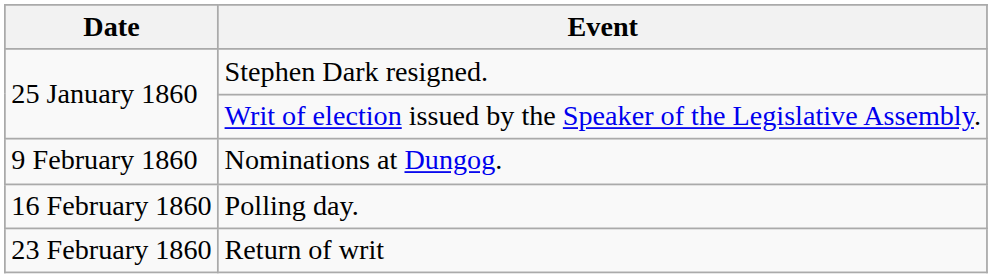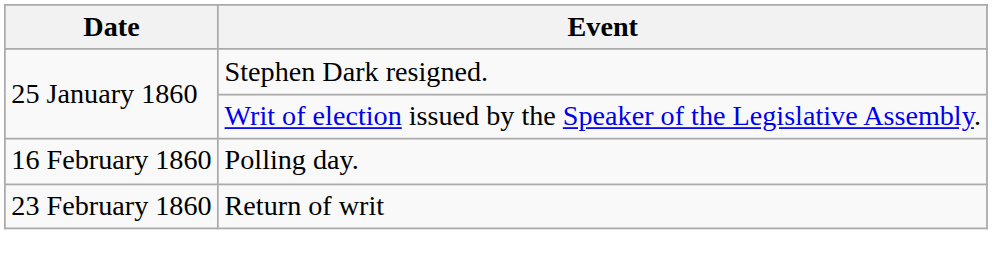- row: (363, 160)
